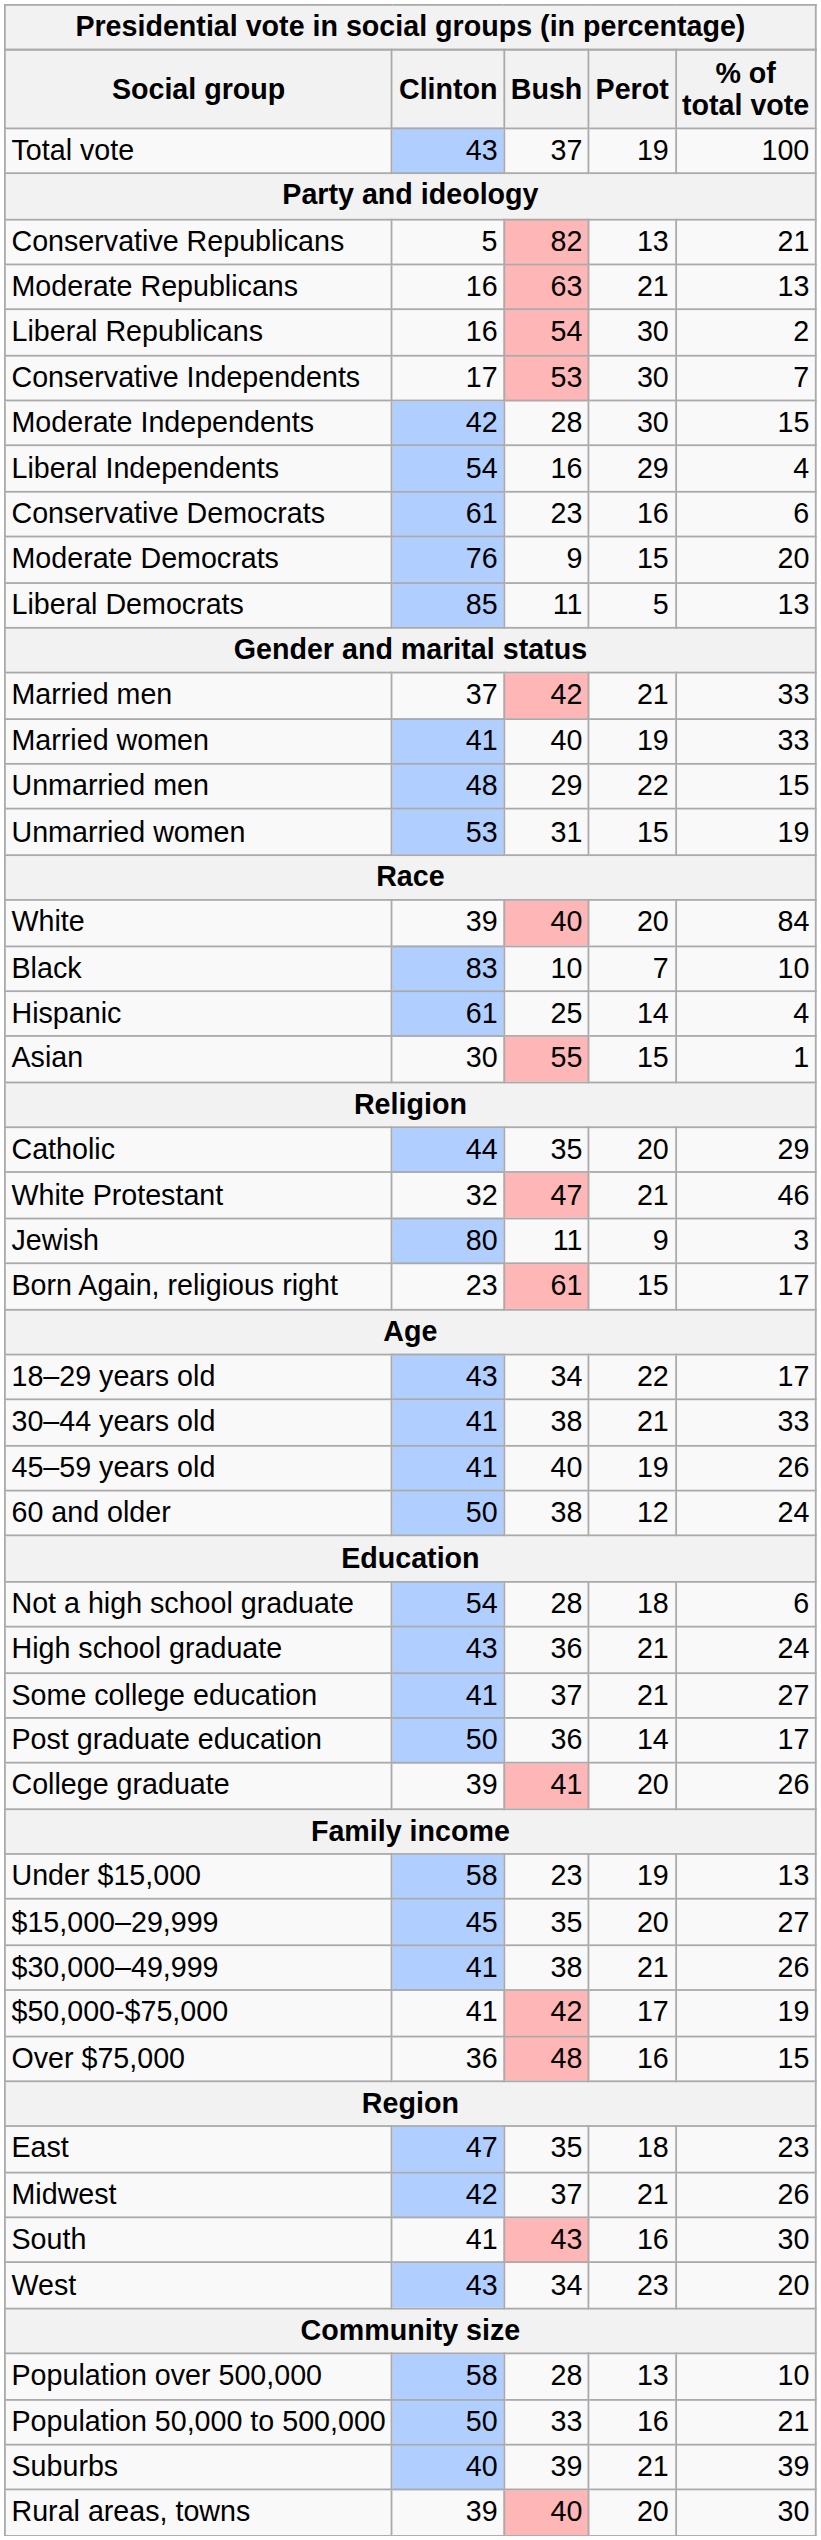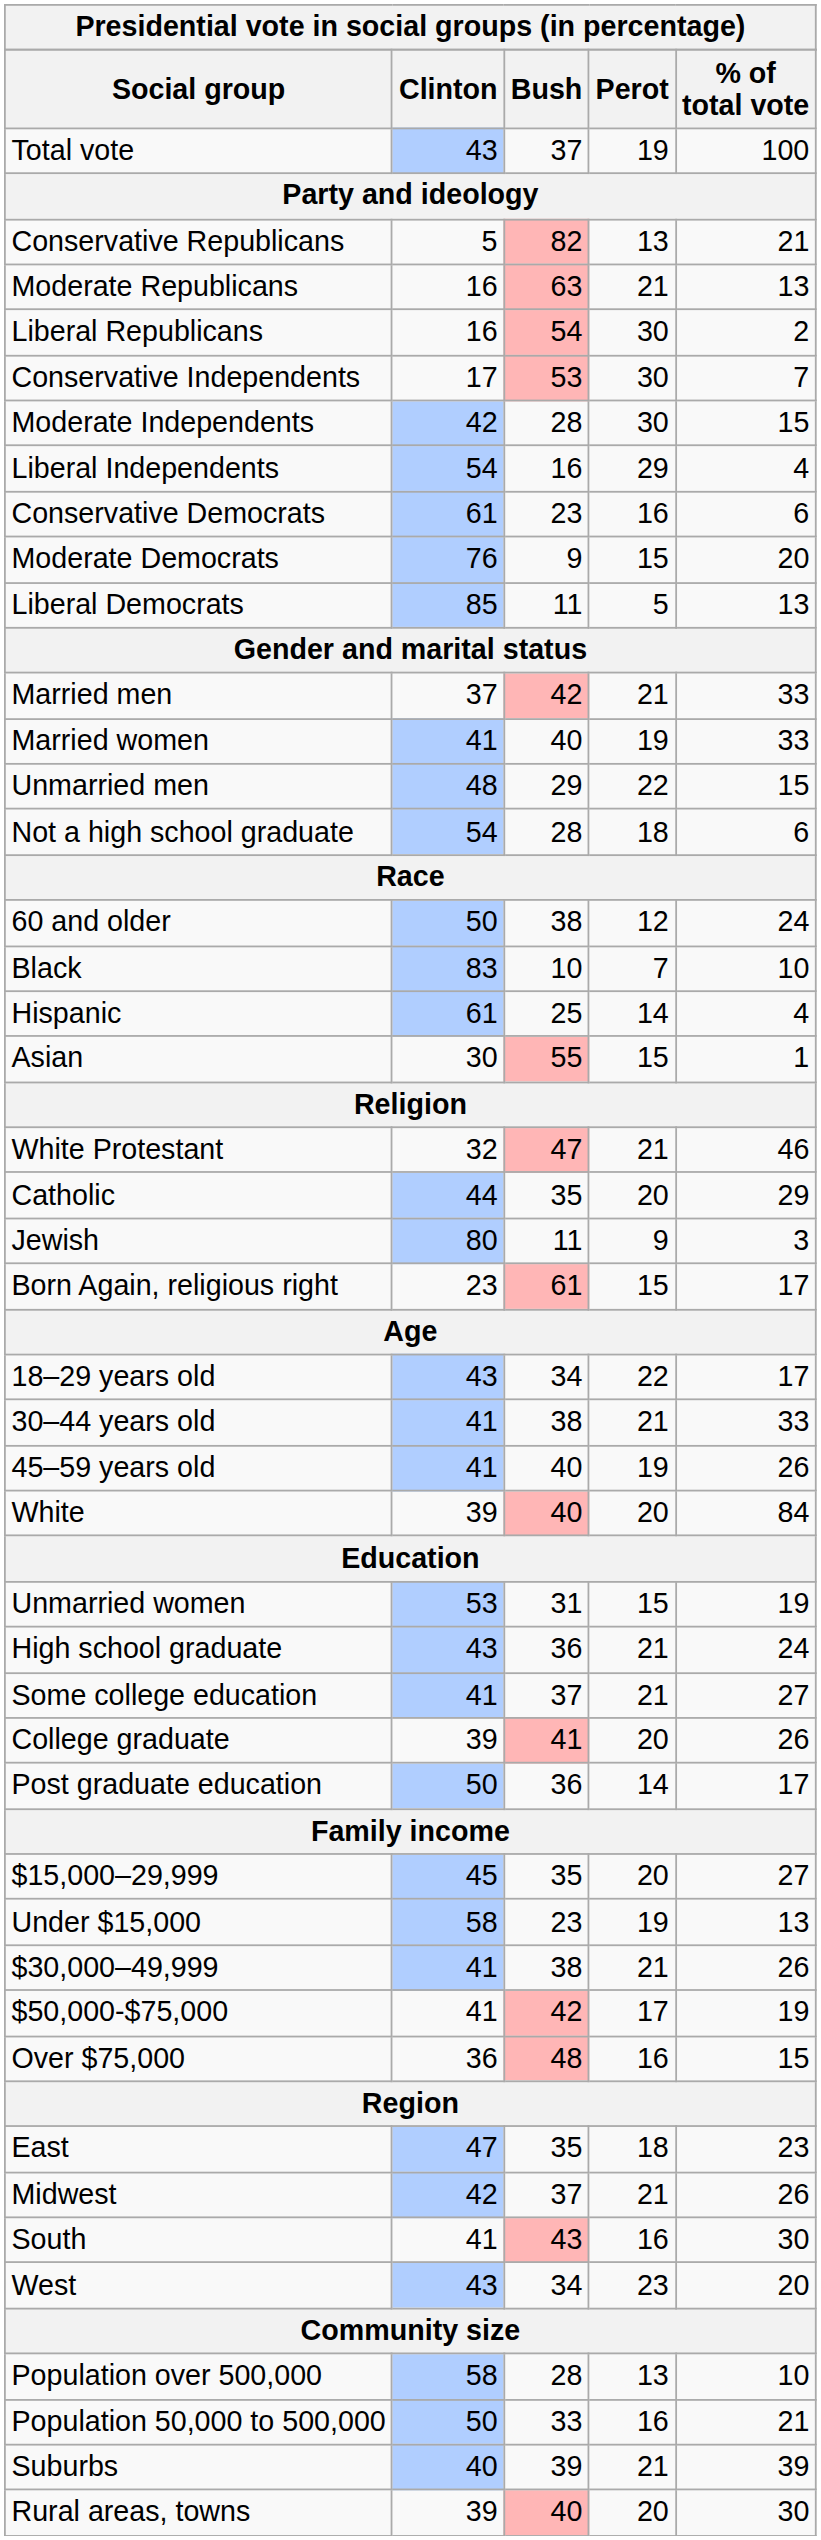rows swapped: (128, 831) <-> (183, 1603)
rows swapped: (48, 922) <-> (91, 1512)
rows swapped: (117, 1194) <-> (63, 1149)
rows swapped: (121, 1785) <-> (167, 1740)
rows swapped: (106, 1876) <-> (115, 1921)
